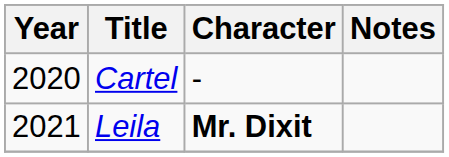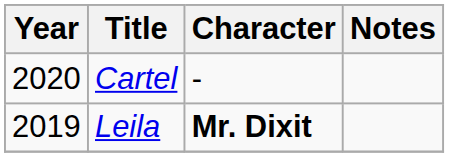(46, 126) 2021 -> (46, 126) 2019
